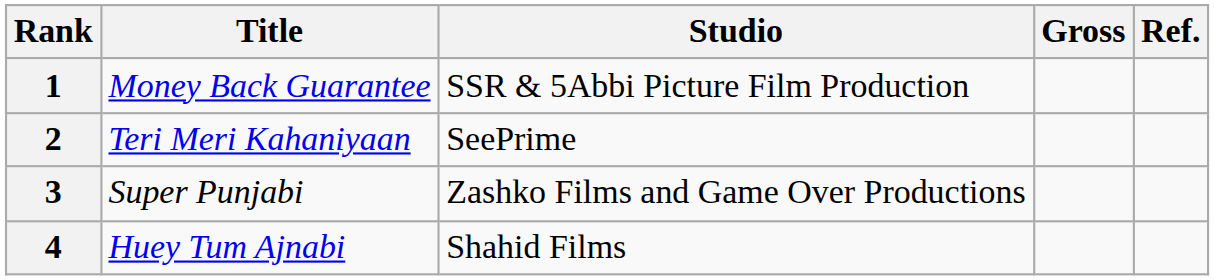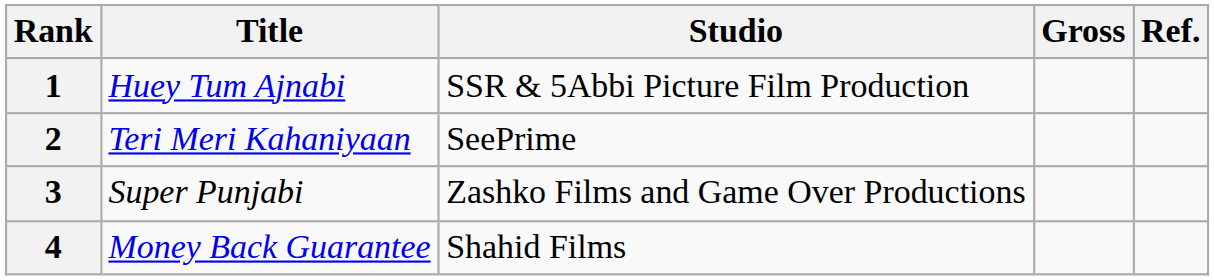(270, 85) Money Back Guarantee -> (227, 85) Huey Tum Ajnabi
(227, 246) Huey Tum Ajnabi -> (270, 246) Money Back Guarantee
